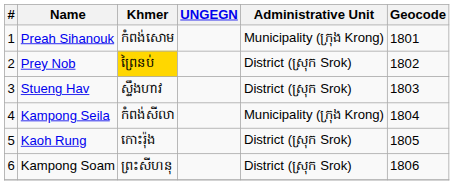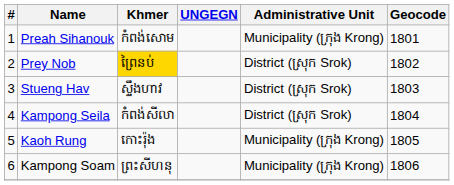(314, 114) Municipality (ក្រុង Krong) -> (298, 114) District (ស្រុក Srok)
(298, 140) District (ស្រុក Srok) -> (314, 140) Municipality (ក្រុង Krong)
(298, 165) District (ស្រុក Srok) -> (314, 165) Municipality (ក្រុង Krong)
